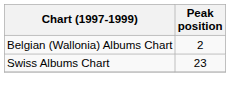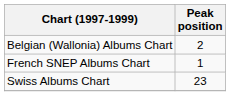+ row: (78, 63)
